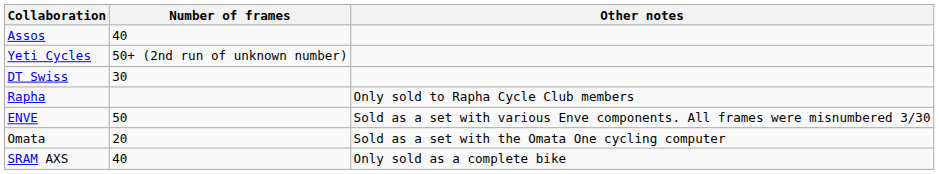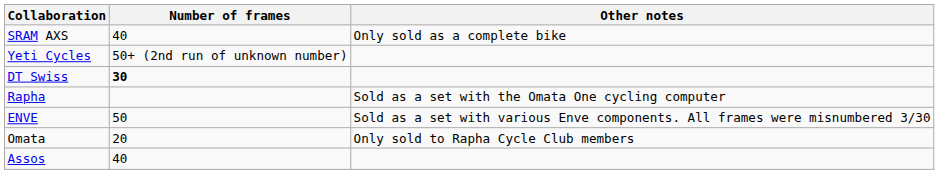rows swapped: (26, 35) <-> (38, 159)
(120, 76) normal -> (120, 76) bold
(494, 97) Only sold to Rapha Cycle Club members -> (540, 97) Sold as a set with the Omata One cycling computer
(540, 138) Sold as a set with the Omata One cycling computer -> (494, 138) Only sold to Rapha Cycle Club members
